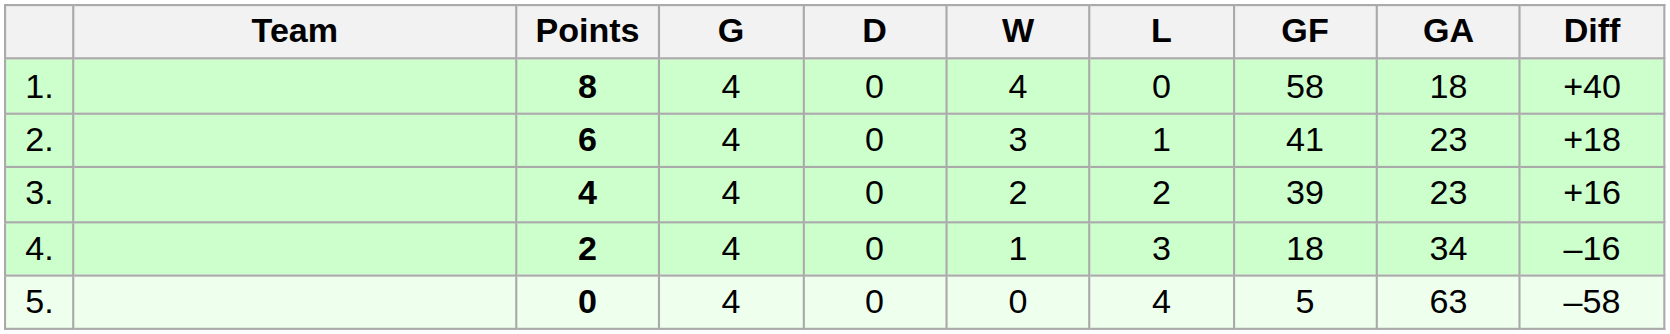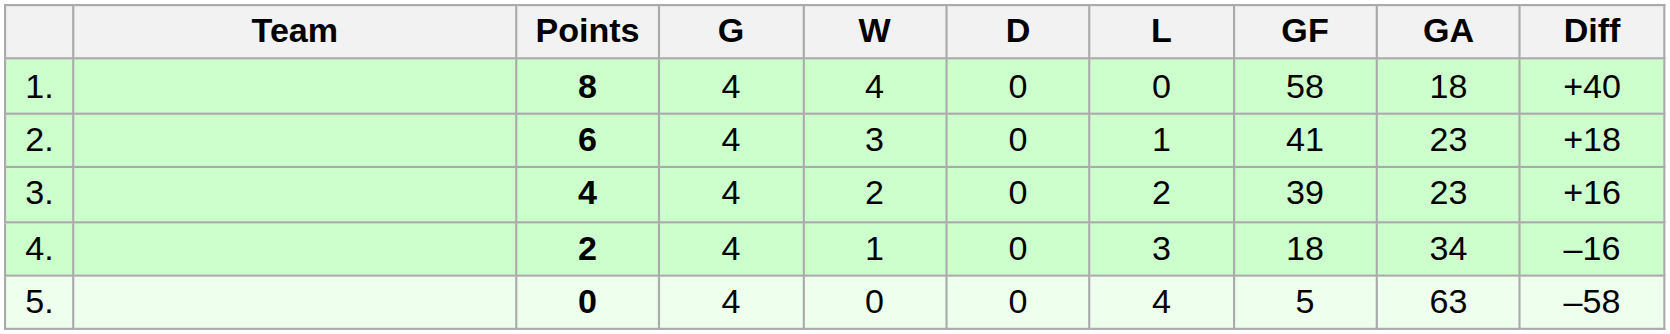columns swapped: (1018, 31) <-> (875, 31)
